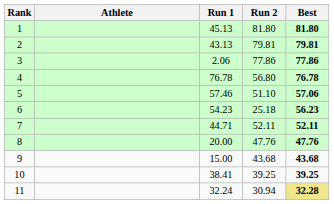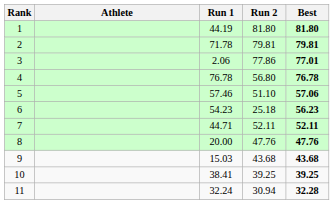(221, 28) 45.13 -> (221, 28) 44.19
(221, 45) 43.13 -> (221, 45) 71.78
(307, 61) 77.86 -> (307, 61) 77.01
(221, 158) 15.00 -> (221, 158) 15.03
(307, 191) khaki background -> (307, 191) no background
